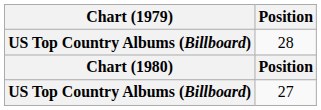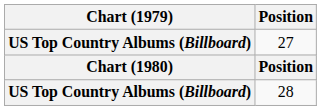rows swapped: (286, 42) <-> (286, 92)
